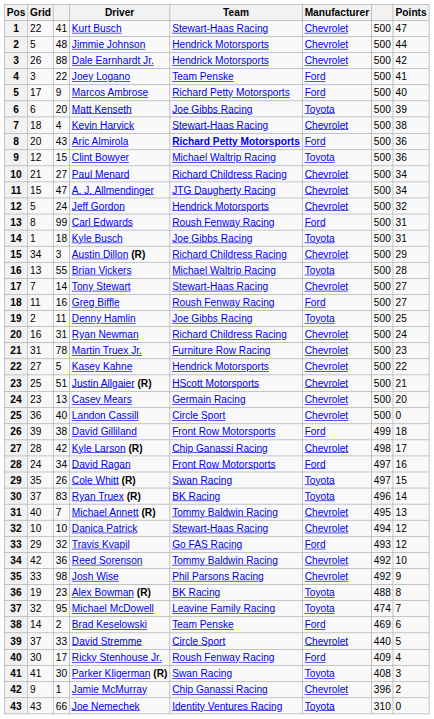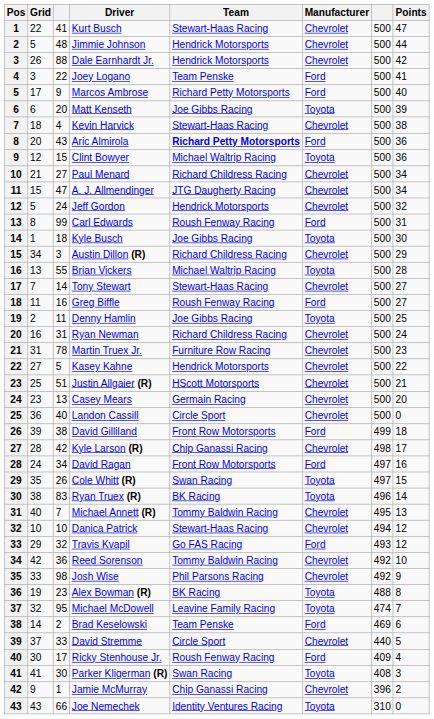(401, 238) 31 -> (401, 238) 30
(36, 496) 37 -> (36, 496) 38
